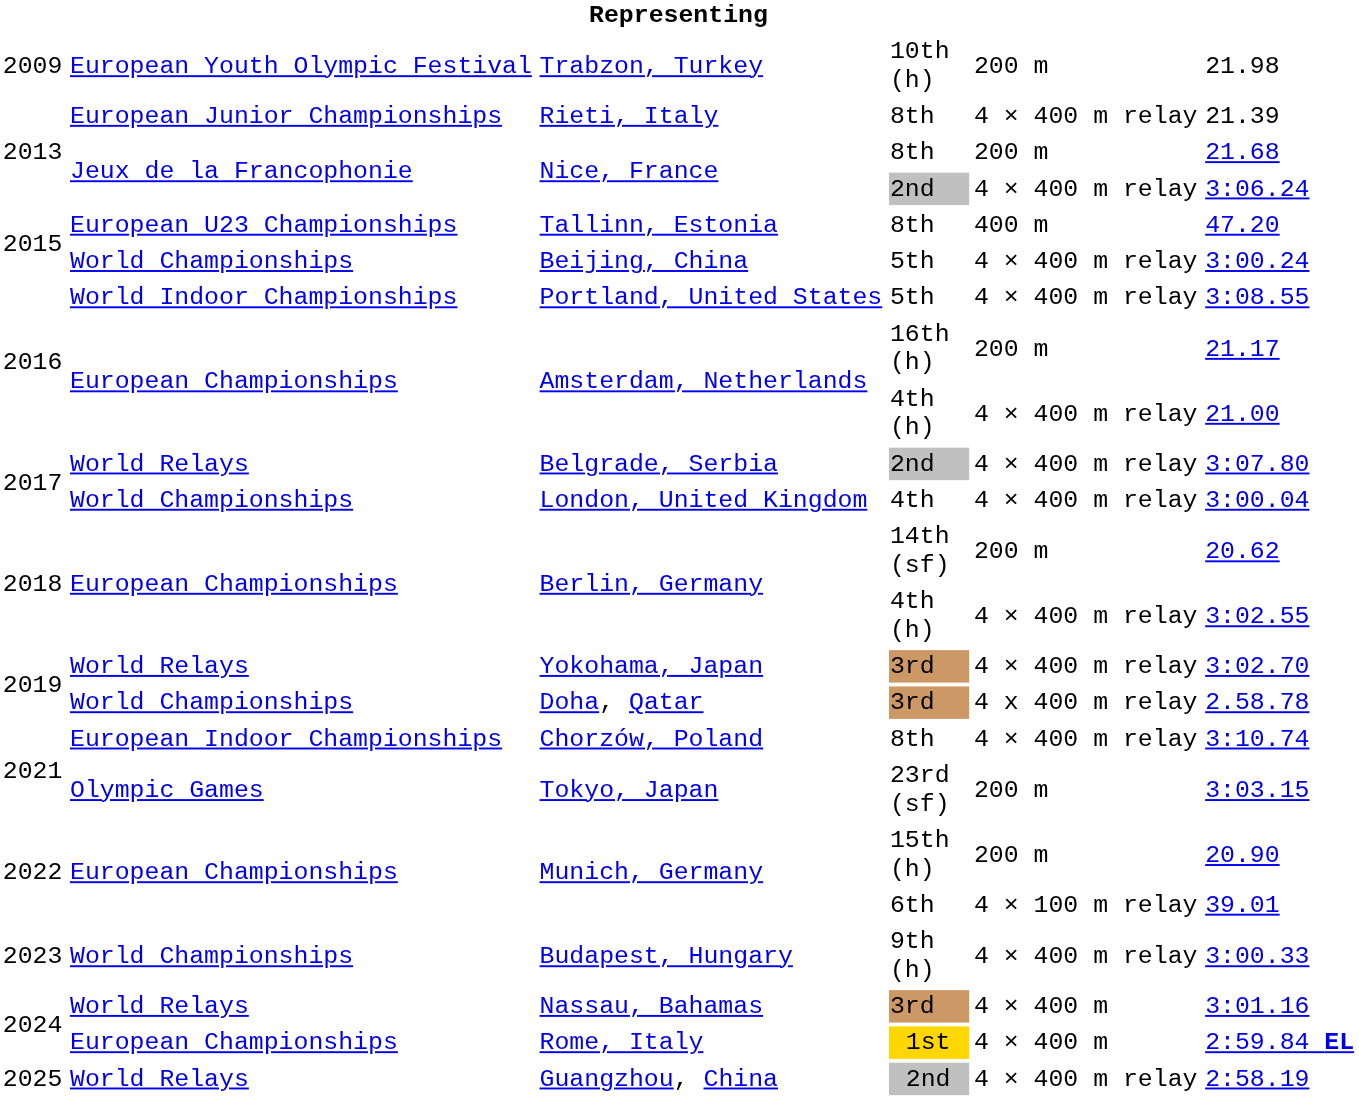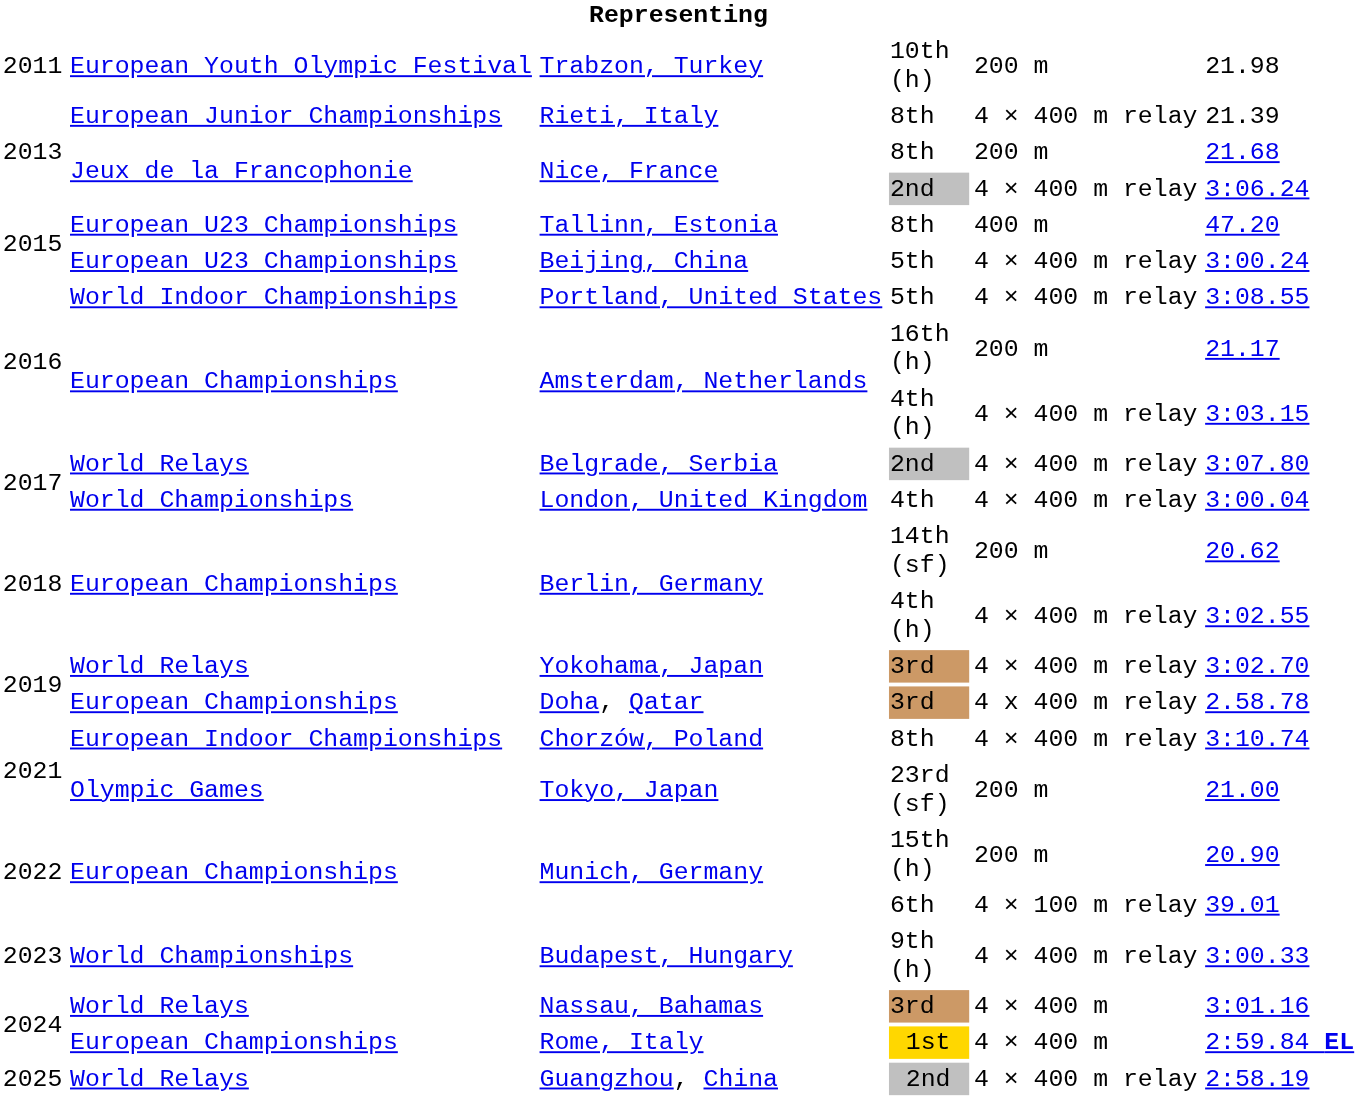(33, 66) 2009 -> (33, 66) 2011
(212, 261) World Championships -> (264, 261) European U23 Championships
(1242, 413) 21.00 -> (1257, 413) 3:03.15
(212, 703) World Championships -> (234, 703) European Championships
(1257, 790) 3:03.15 -> (1242, 790) 21.00
